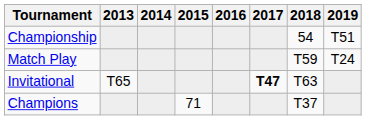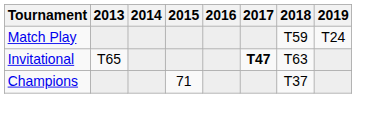- row: (52, 37)
